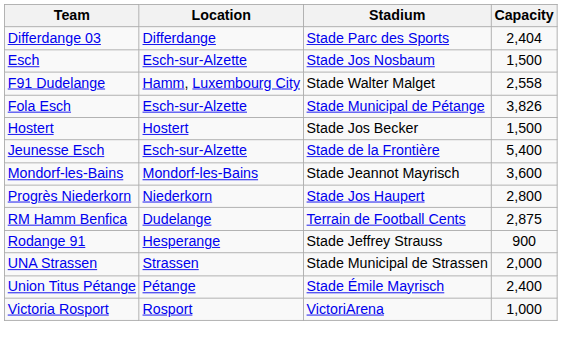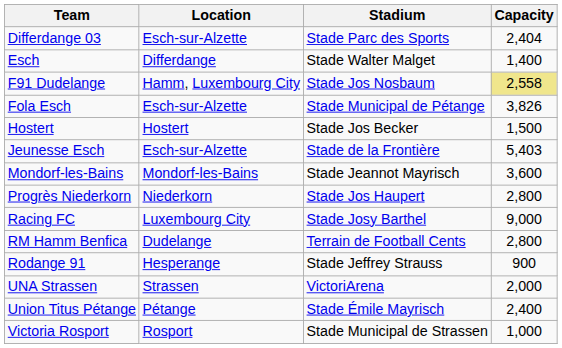(179, 38) Differdange -> (195, 38) Esch-sur-Alzette
(195, 60) Esch-sur-Alzette -> (179, 60) Differdange
(371, 60) Stade Jos Nosbaum -> (371, 60) Stade Walter Malget
(524, 60) 1,500 -> (524, 60) 1,400
(371, 83) Stade Walter Malget -> (371, 83) Stade Jos Nosbaum
(524, 83) no background -> (524, 83) khaki background
(524, 151) 5,400 -> (524, 151) 5,403
+ row: (41, 219)
(524, 219) 2,875 -> (524, 241) 2,800
(397, 264) Stade Municipal de Strassen -> (345, 286) VictoriArena
(345, 309) VictoriArena -> (397, 331) Stade Municipal de Strassen
